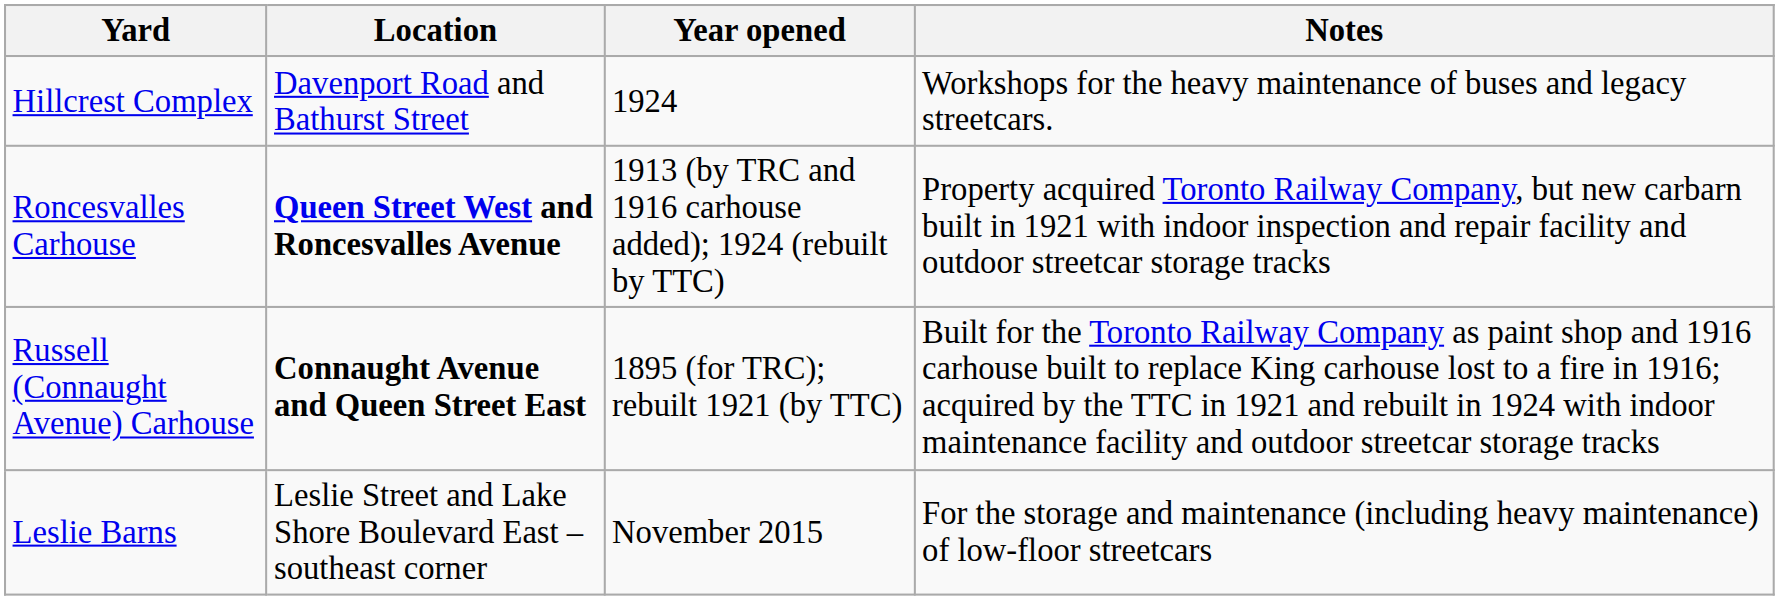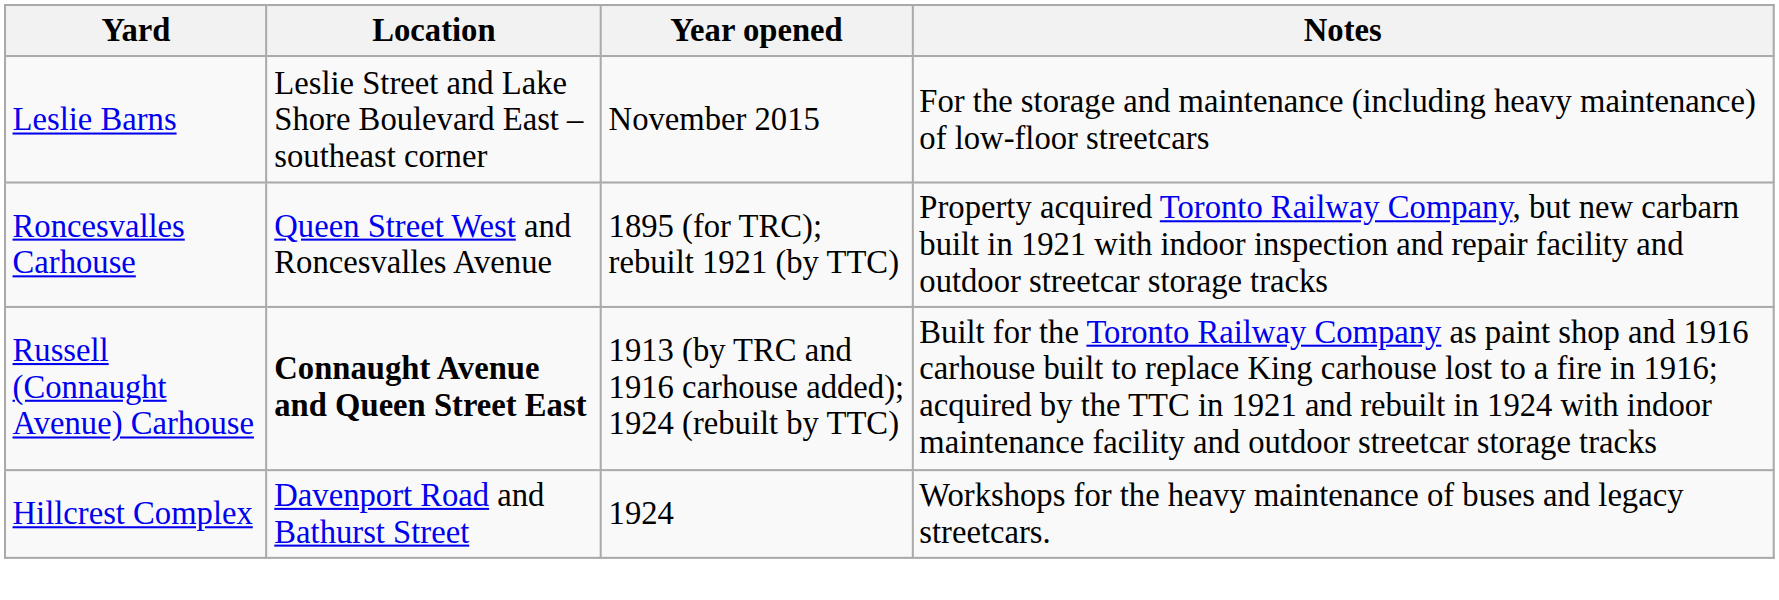rows swapped: (133, 100) <-> (95, 531)
(433, 225) bold -> (423, 244) normal
(750, 225) 1913 (by TRC and 1916 carhouse added); 1924 (rebuilt by TTC) -> (754, 244) 1895 (for TRC); rebuilt 1921 (by TTC)
(757, 387) 1895 (for TRC); rebuilt 1921 (by TTC) -> (756, 387) 1913 (by TRC and 1916 carhouse added); 1924 (rebuilt by TTC)
